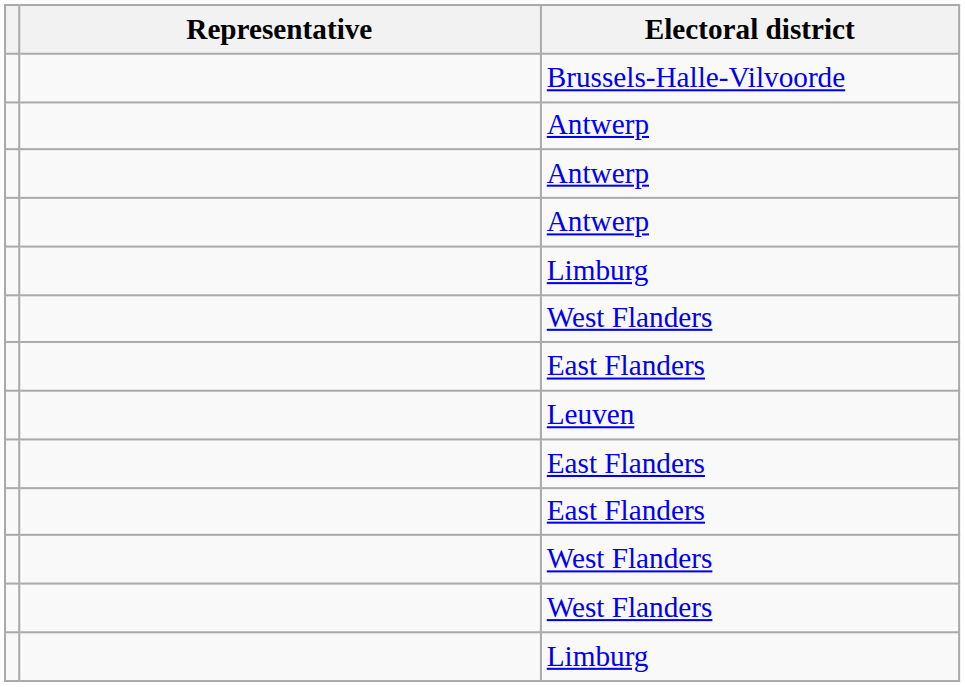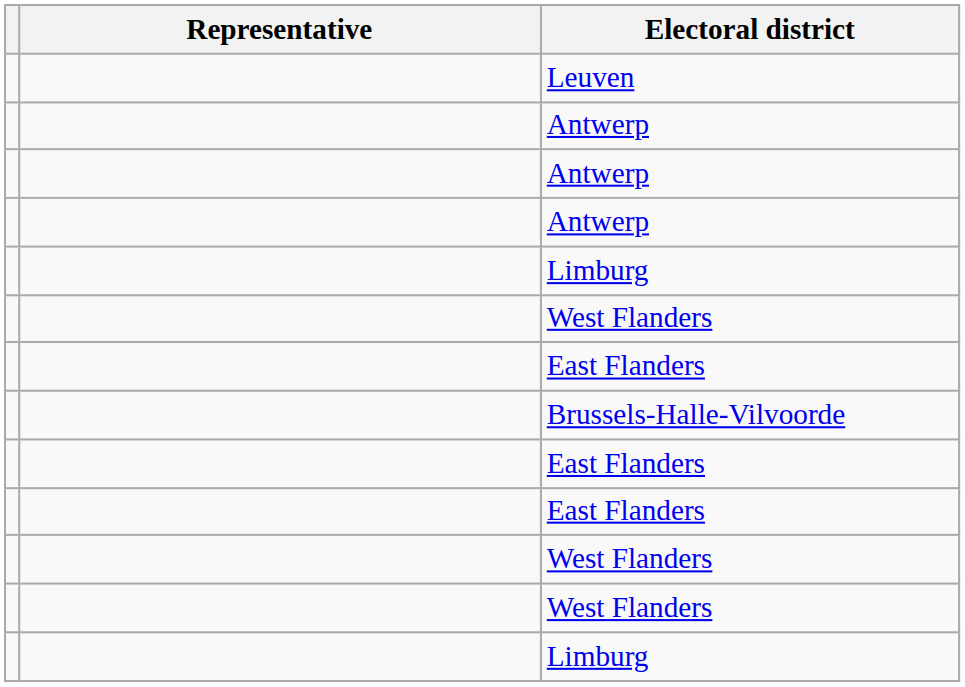rows swapped: (12, 78) <-> (12, 415)
